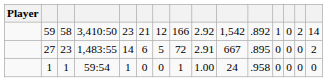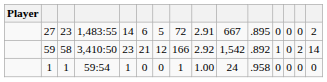rows swapped: (49, 31) <-> (49, 49)
